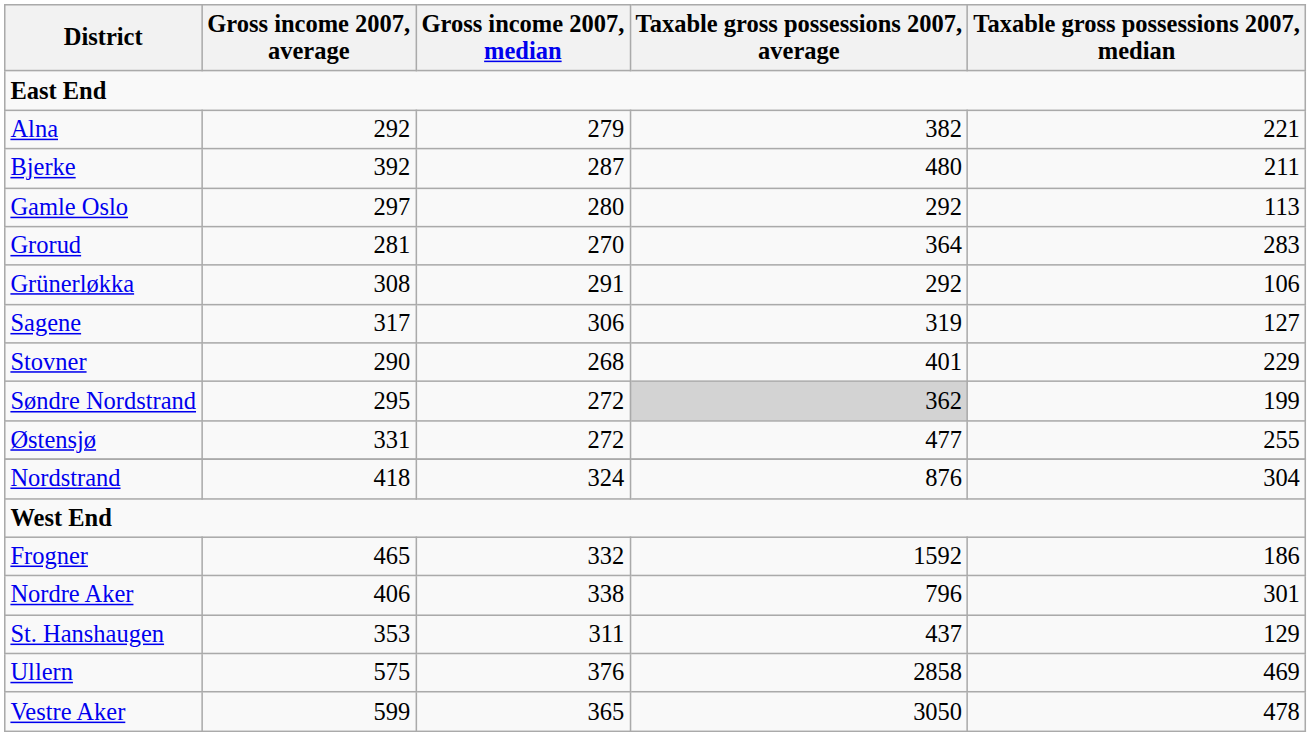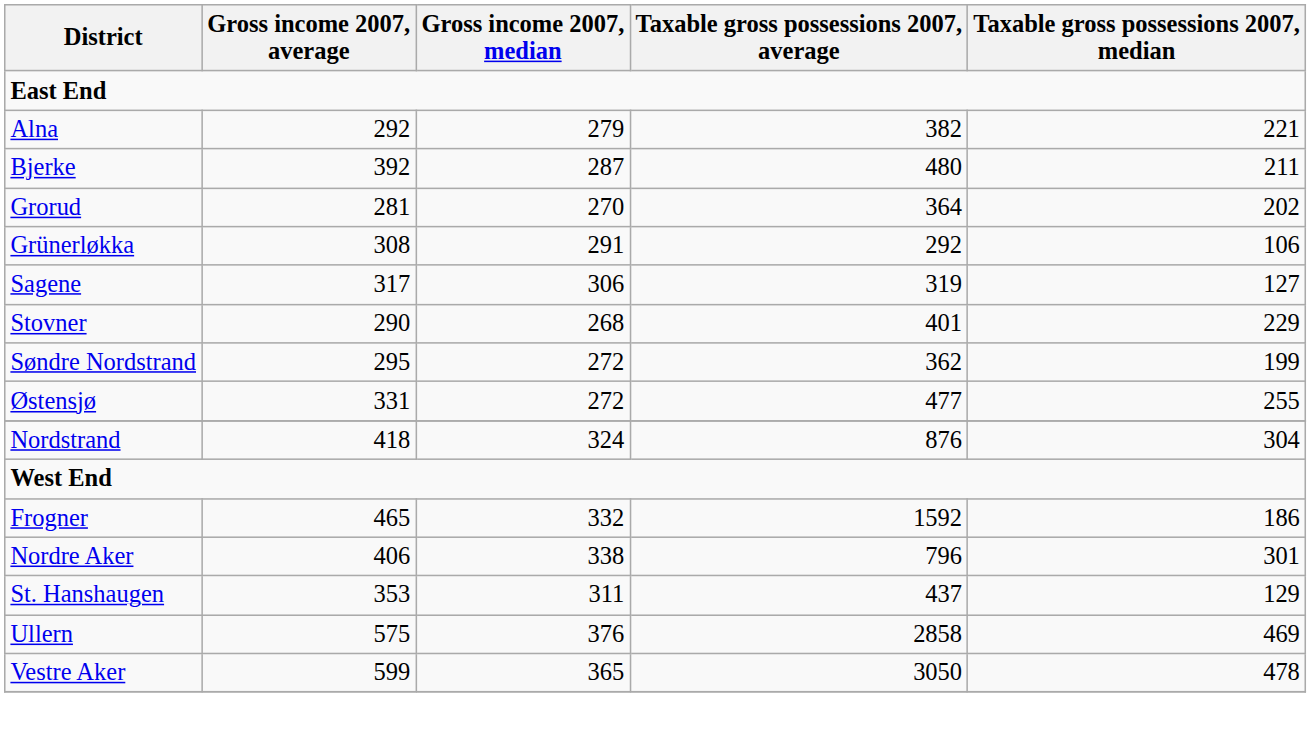- row: (69, 206)
(1282, 245) 283 -> (1282, 206) 202
(944, 400) lightgrey background -> (944, 362) no background
